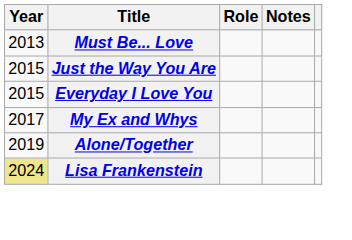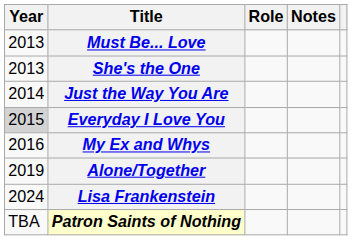+ row: (146, 68)
(26, 68) 2015 -> (26, 94) 2014
(26, 94) no background -> (26, 119) lightgrey background
(26, 119) 2017 -> (26, 145) 2016
(26, 171) khaki background -> (26, 196) no background
+ row: (146, 222)
